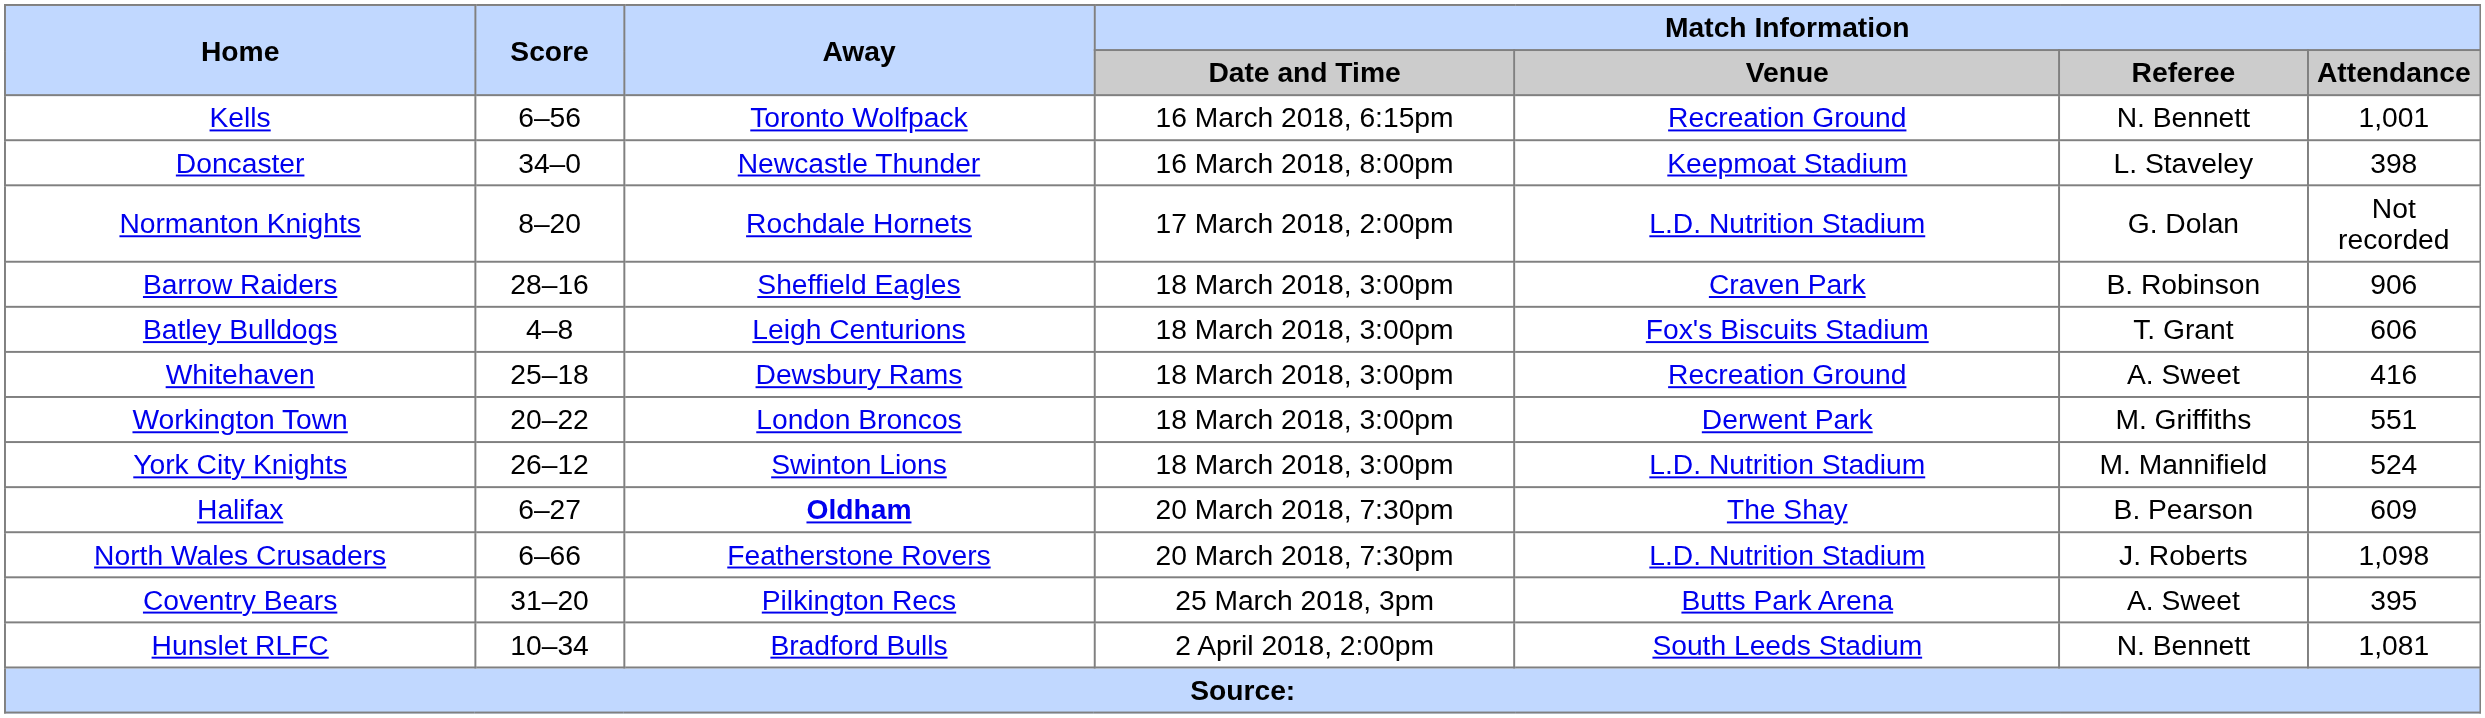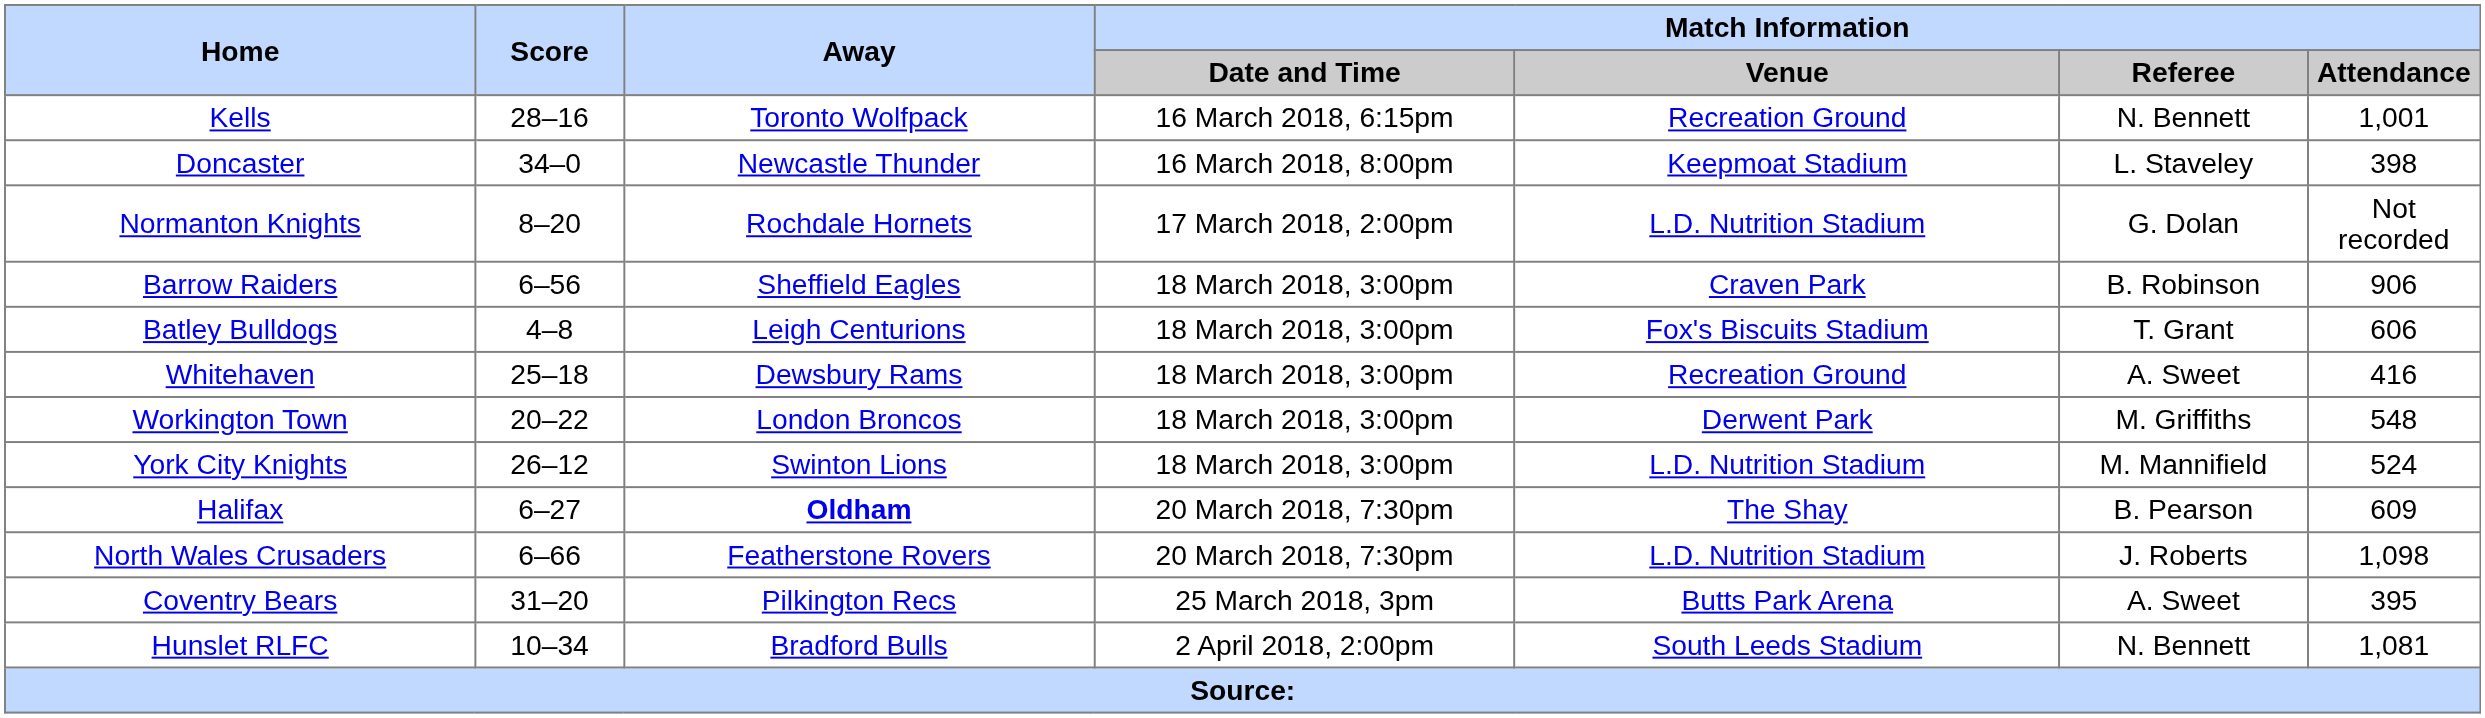(550, 118) 6–56 -> (550, 118) 28–16
(550, 284) 28–16 -> (550, 284) 6–56
(2394, 420) 551 -> (2394, 420) 548
